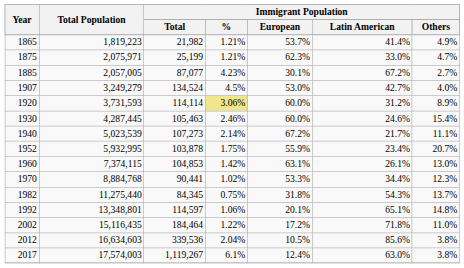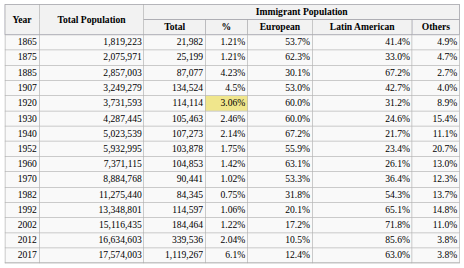(123, 73) 2,057,005 -> (123, 73) 2,857,003
(123, 164) 7,374,115 -> (123, 164) 7,371,115
(398, 179) 34.4% -> (398, 179) 36.4%
